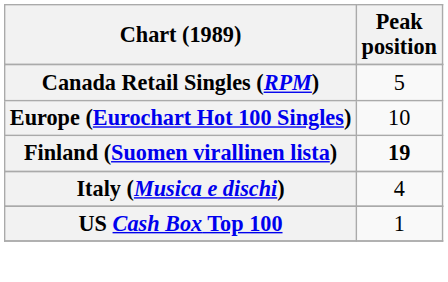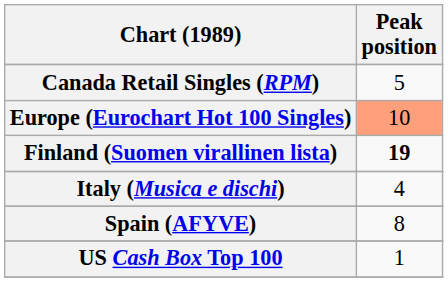(399, 117) no background -> (399, 117) lightsalmon background
+ row: (181, 223)
